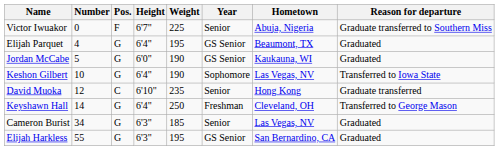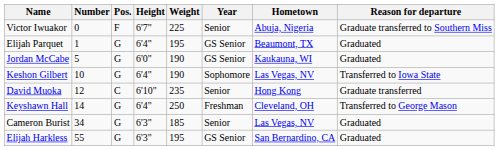(77, 43) 4 -> (77, 43) 1
